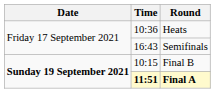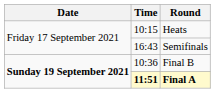(146, 29) 10:36 -> (146, 29) 10:15
(146, 63) 10:15 -> (146, 63) 10:36
